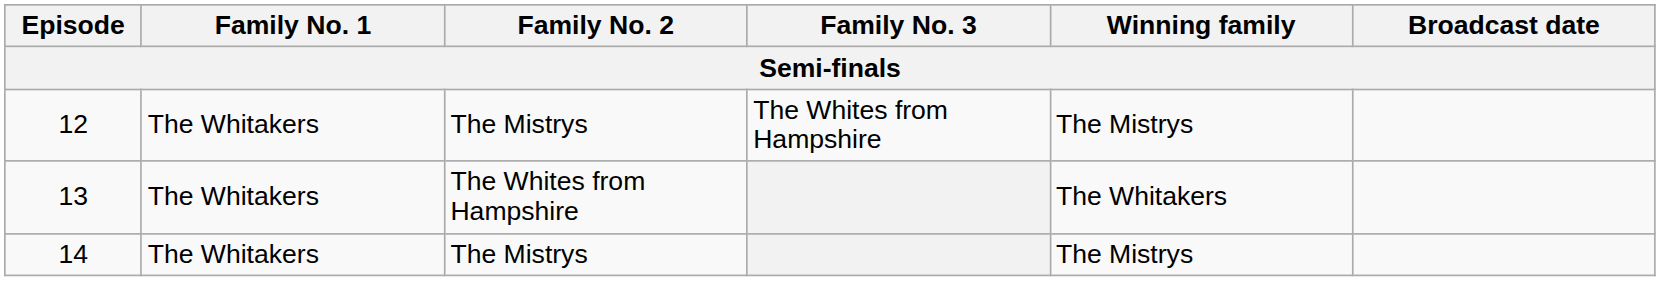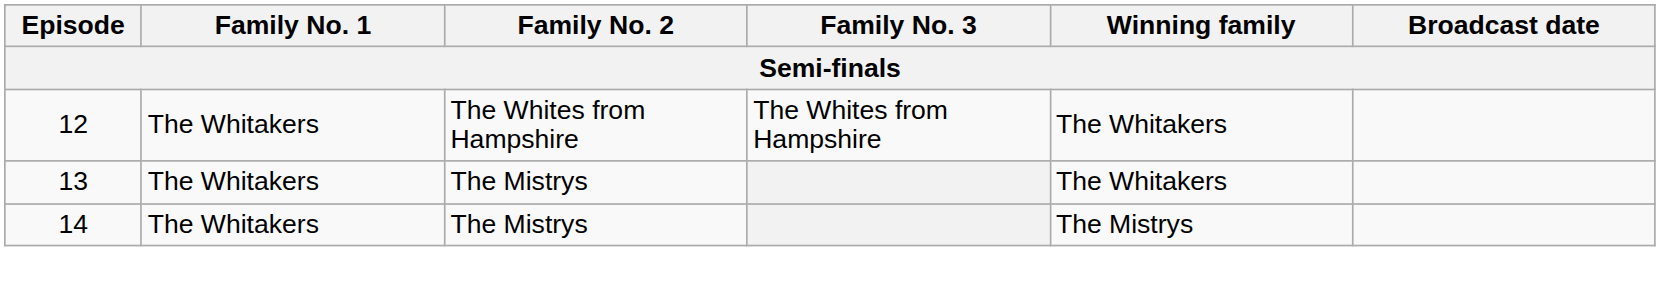(519, 124) The Mistrys -> (548, 124) The Whites from Hampshire
(1125, 124) The Mistrys -> (1142, 124) The Whitakers
(548, 196) The Whites from Hampshire -> (519, 181) The Mistrys
